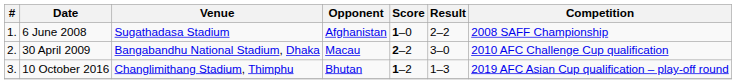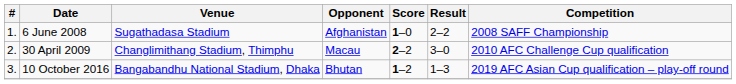(217, 50) Bangabandhu National Stadium, Dhaka -> (204, 50) Changlimithang Stadium, Thimphu
(204, 69) Changlimithang Stadium, Thimphu -> (217, 69) Bangabandhu National Stadium, Dhaka
